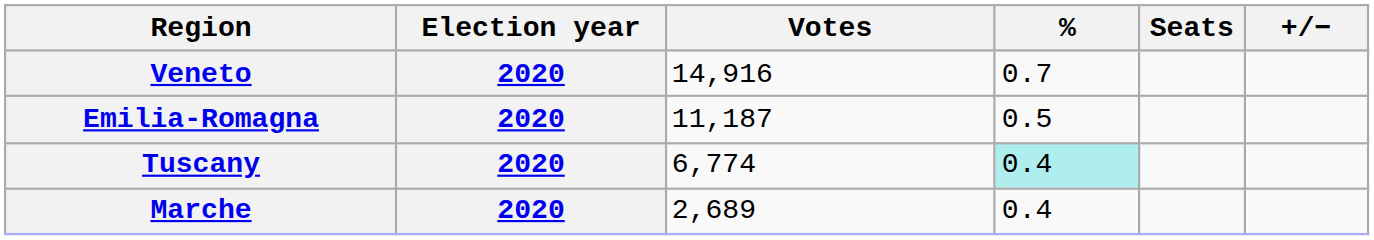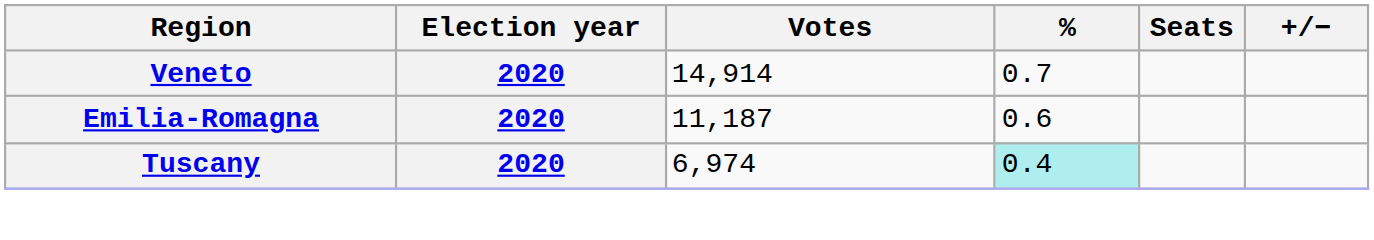(722, 74) 14,916 -> (722, 74) 14,914
(1027, 119) 0.5 -> (1027, 119) 0.6
(714, 165) 6,774 -> (714, 165) 6,974
- row: (201, 211)
